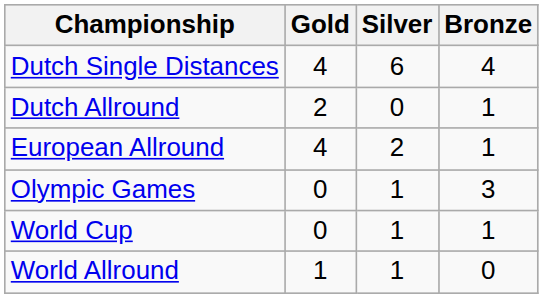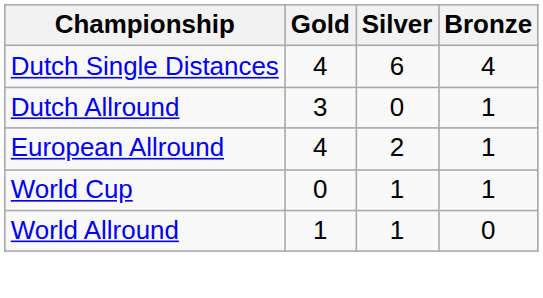(320, 107) 2 -> (320, 107) 3
- row: (103, 189)
